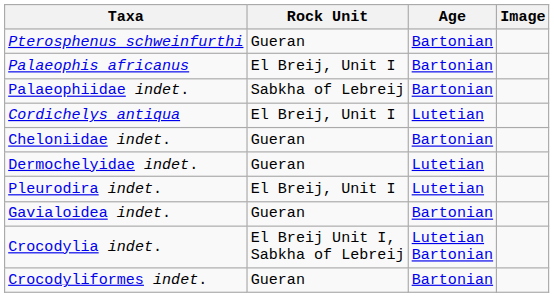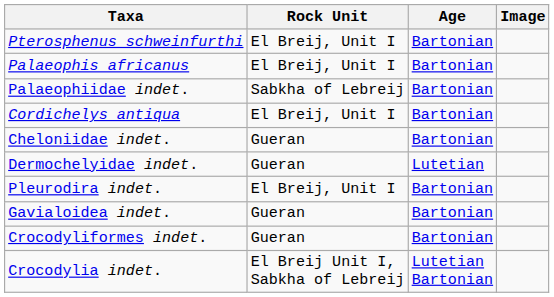(278, 41) Gueran -> (323, 41) El Breij, Unit I
(448, 115) Lutetian -> (452, 115) Bartonian
(448, 189) Lutetian -> (452, 189) Bartonian
rows swapped: (108, 280) <-> (85, 247)
